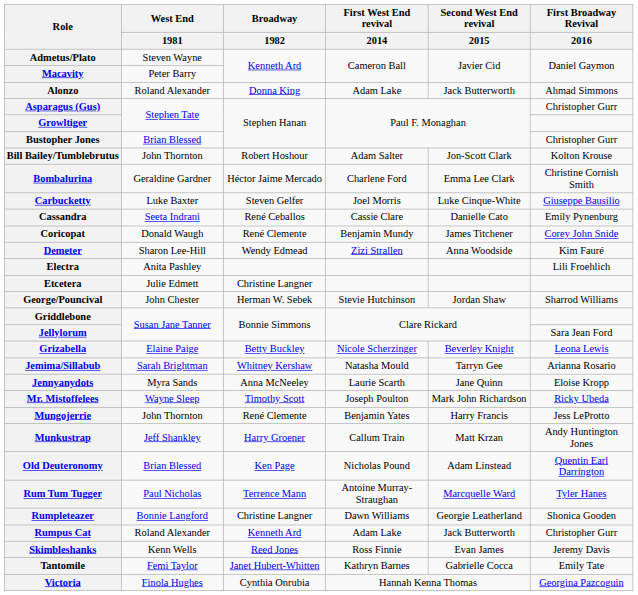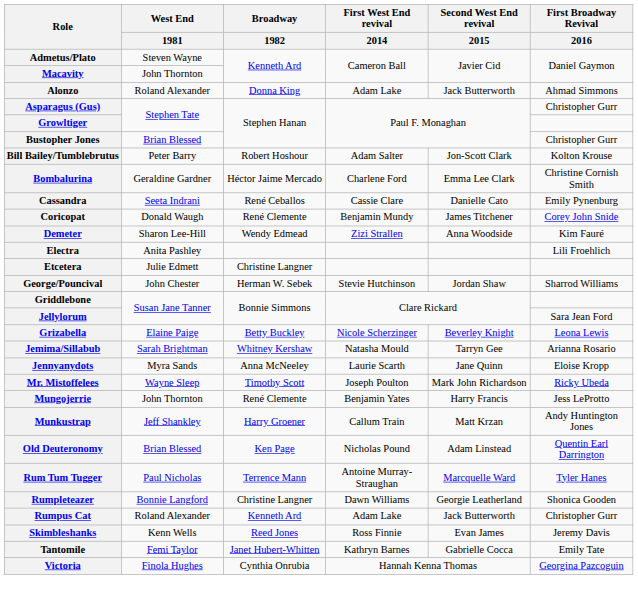(172, 73) Peter Barry -> (172, 73) John Thornton
(172, 156) John Thornton -> (172, 156) Peter Barry
- row: (63, 201)
